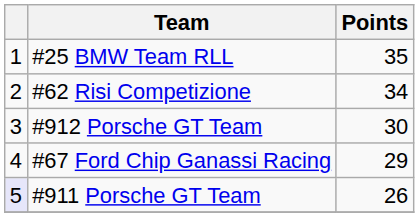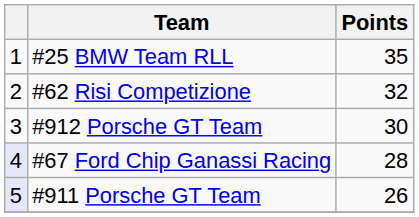(396, 92) 34 -> (396, 92) 32
(16, 161) no background -> (16, 161) lavender background
(396, 161) 29 -> (396, 161) 28
